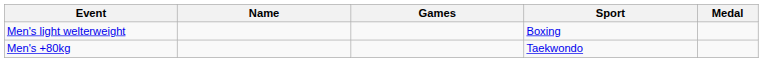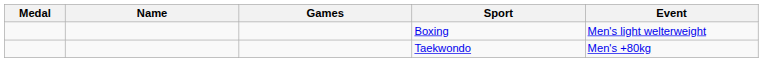columns swapped: (728, 13) <-> (91, 13)
